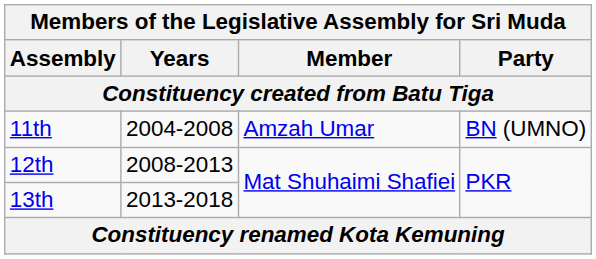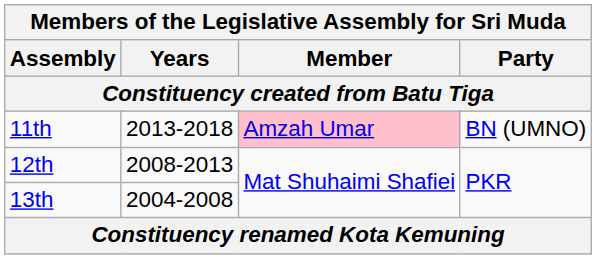(180, 128) 2004-2008 -> (180, 128) 2013-2018
(309, 128) no background -> (309, 128) pink background
(180, 199) 2013-2018 -> (180, 199) 2004-2008
